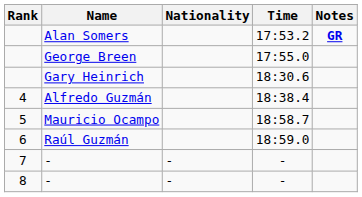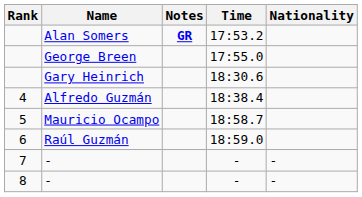columns swapped: (208, 15) <-> (335, 15)
